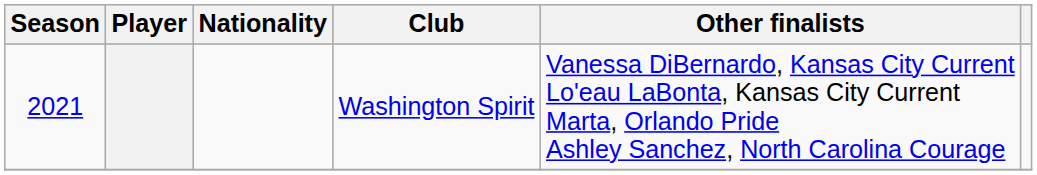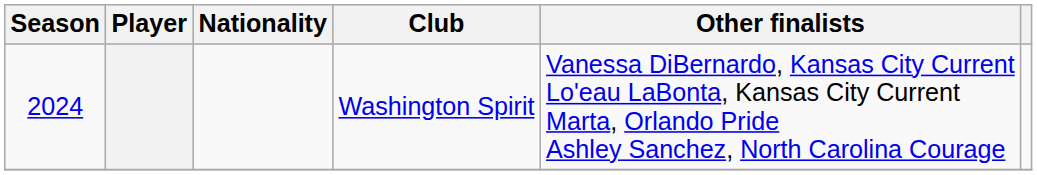(55, 106) 2021 -> (55, 106) 2024
